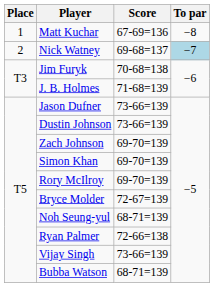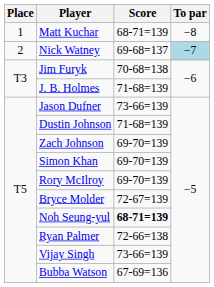(142, 32) 67-69=136 -> (142, 32) 68-71=139
(142, 124) 73-66=139 -> (142, 124) 71-68=139
(142, 217) normal -> (142, 217) bold
(142, 273) 68-71=139 -> (142, 273) 67-69=136
